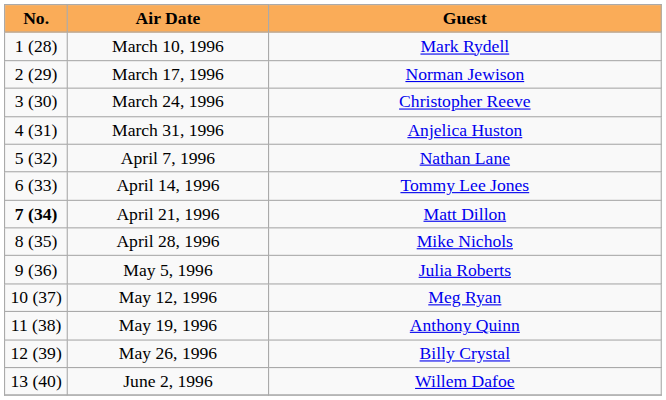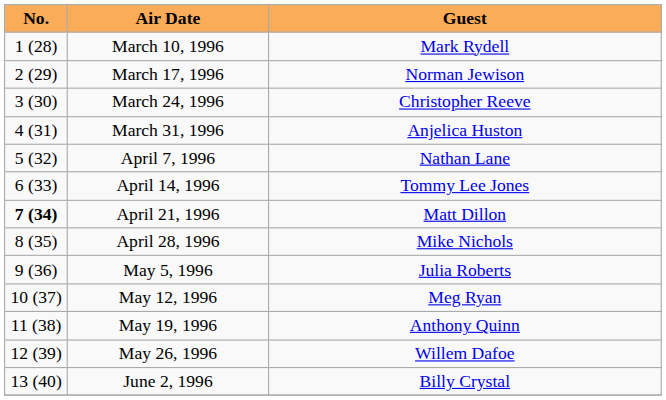(465, 353) Billy Crystal -> (465, 353) Willem Dafoe
(465, 381) Willem Dafoe -> (465, 381) Billy Crystal
